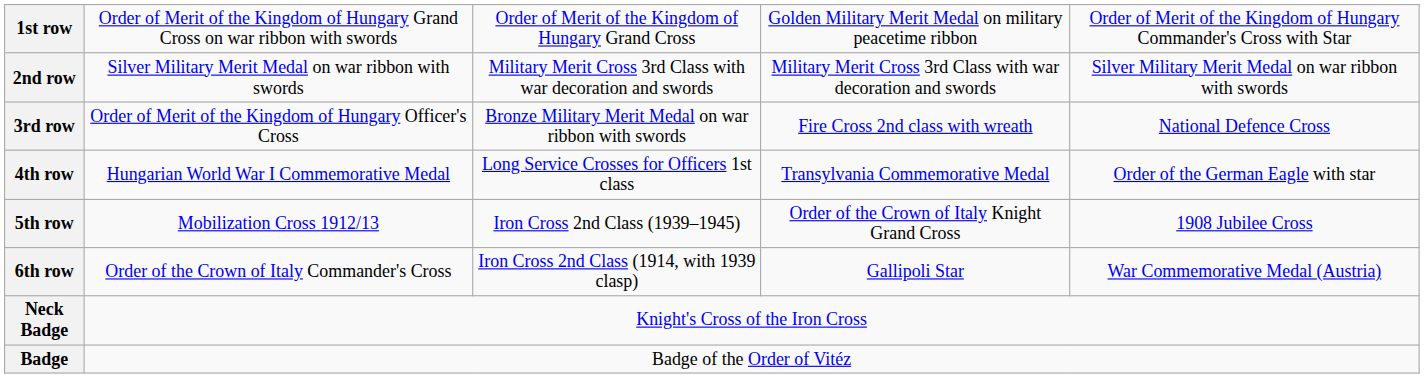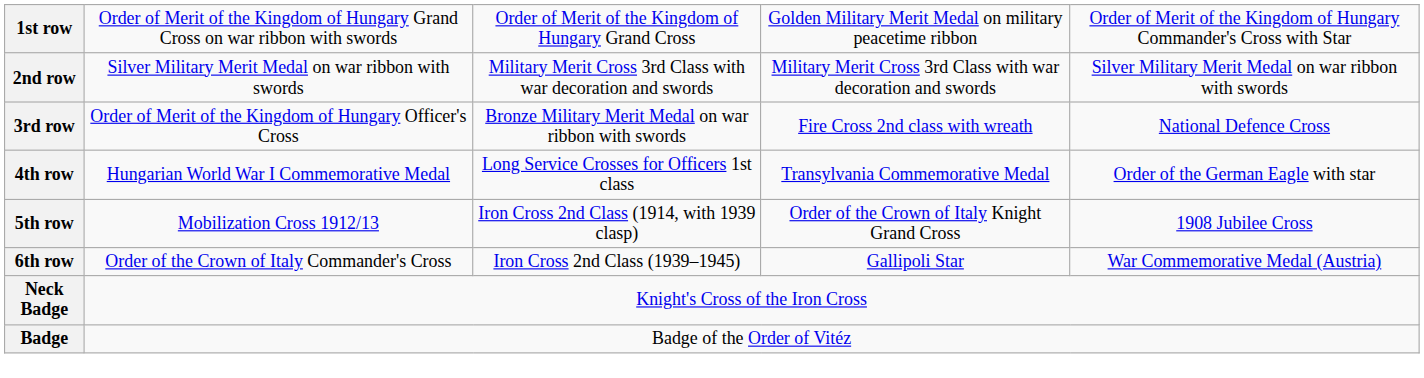(617, 223) Iron Cross 2nd Class (1939–1945) -> (617, 223) Iron Cross 2nd Class (1914, with 1939 clasp)
(617, 271) Iron Cross 2nd Class (1914, with 1939 clasp) -> (617, 261) Iron Cross 2nd Class (1939–1945)
